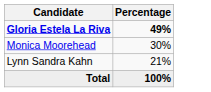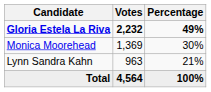+ column: (129, 12)
